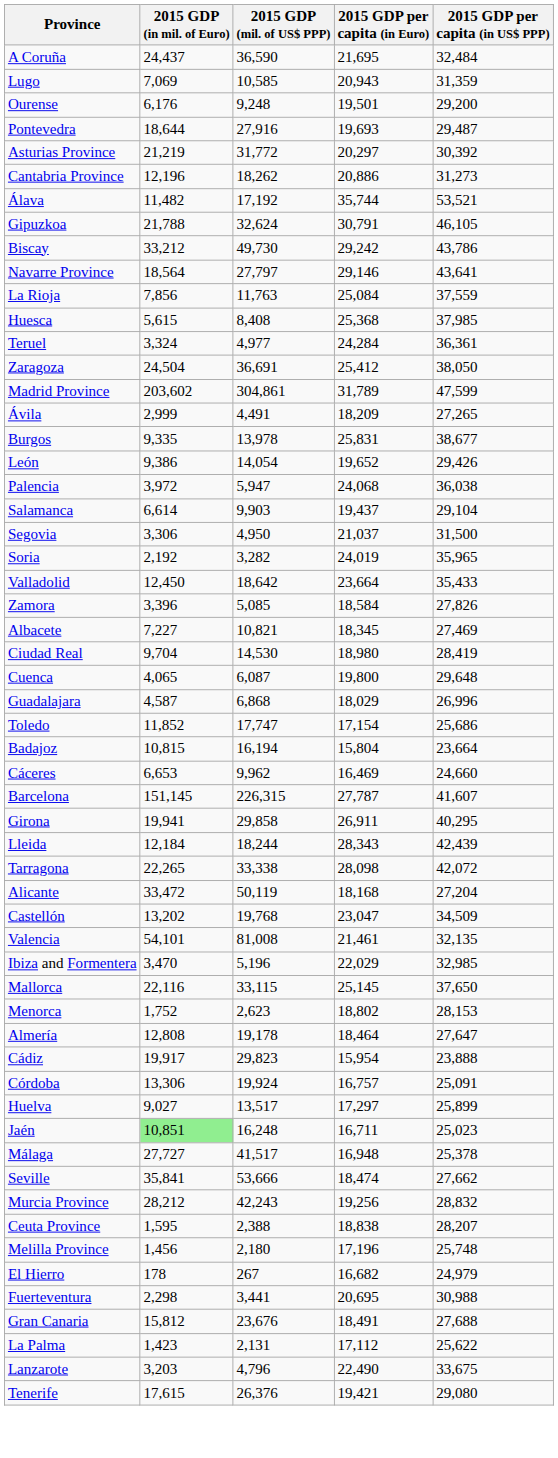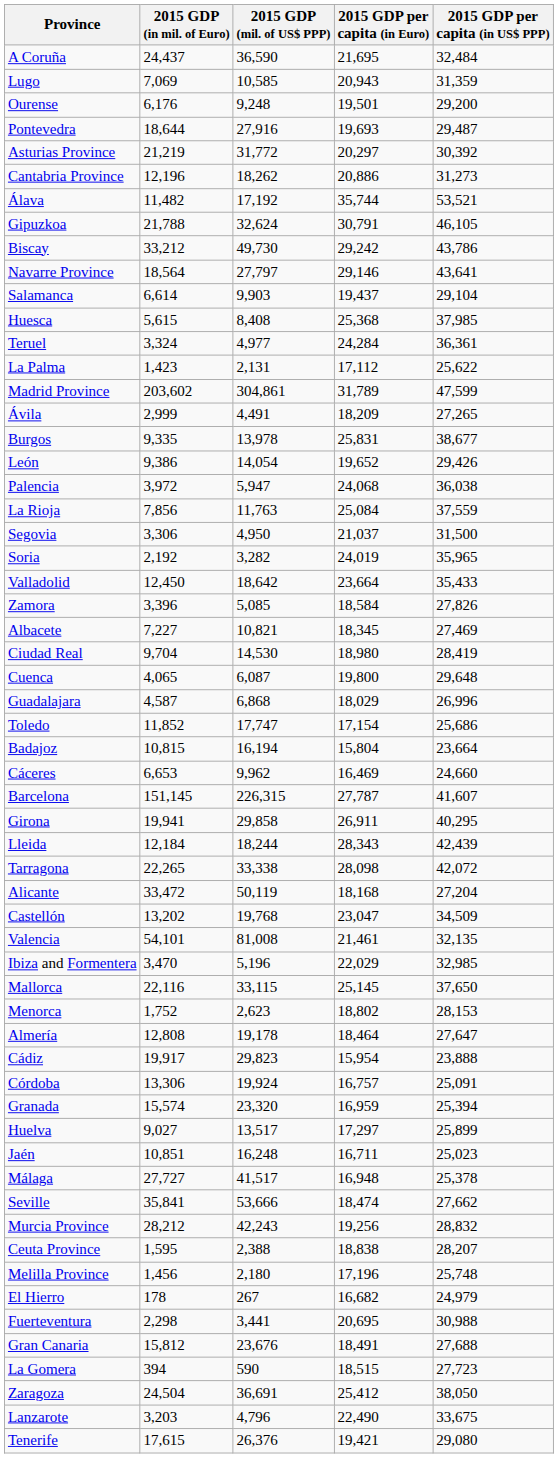rows swapped: (34, 295) <-> (41, 510)
rows swapped: (36, 367) <-> (37, 1345)
+ row: (33, 1106)
(164, 1130) lightgreen background -> (164, 1154) no background
+ row: (42, 1369)
